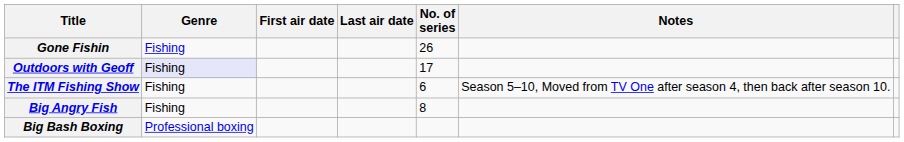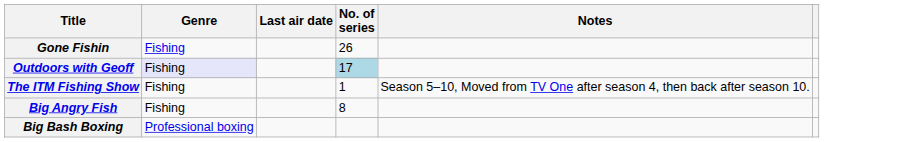- column: (297, 21)
(426, 68) no background -> (346, 68) lightblue background
(423, 87) 6 -> (342, 87) 1
